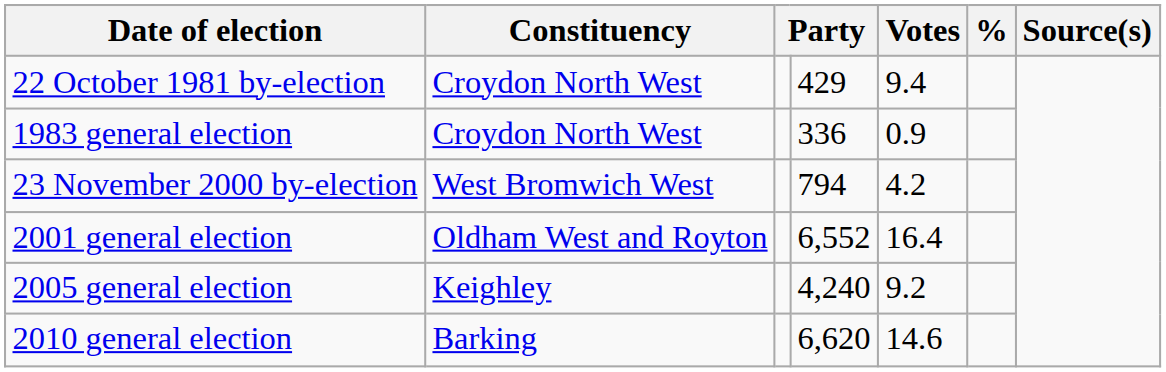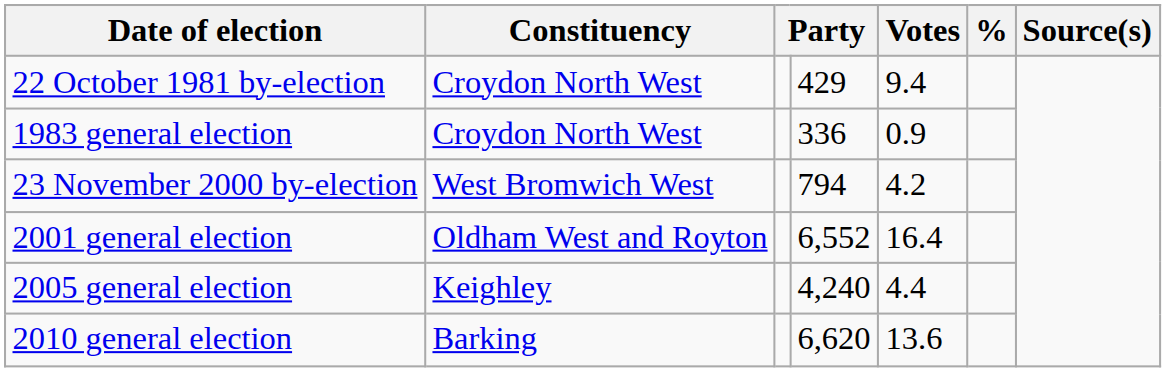(906, 287) 9.2 -> (906, 287) 4.4
(914, 339) 14.6 -> (914, 339) 13.6
